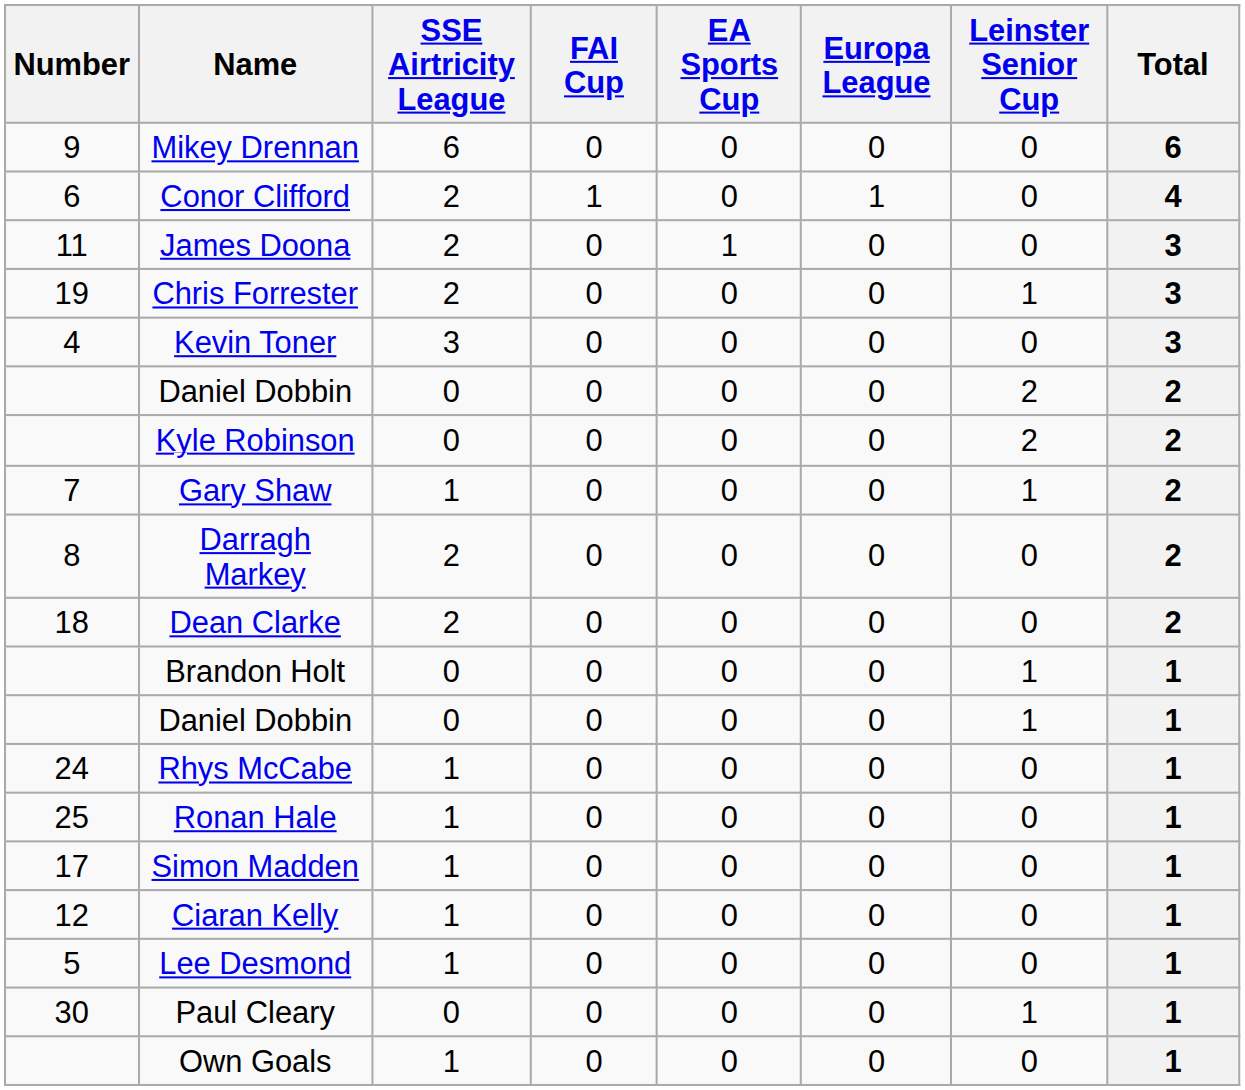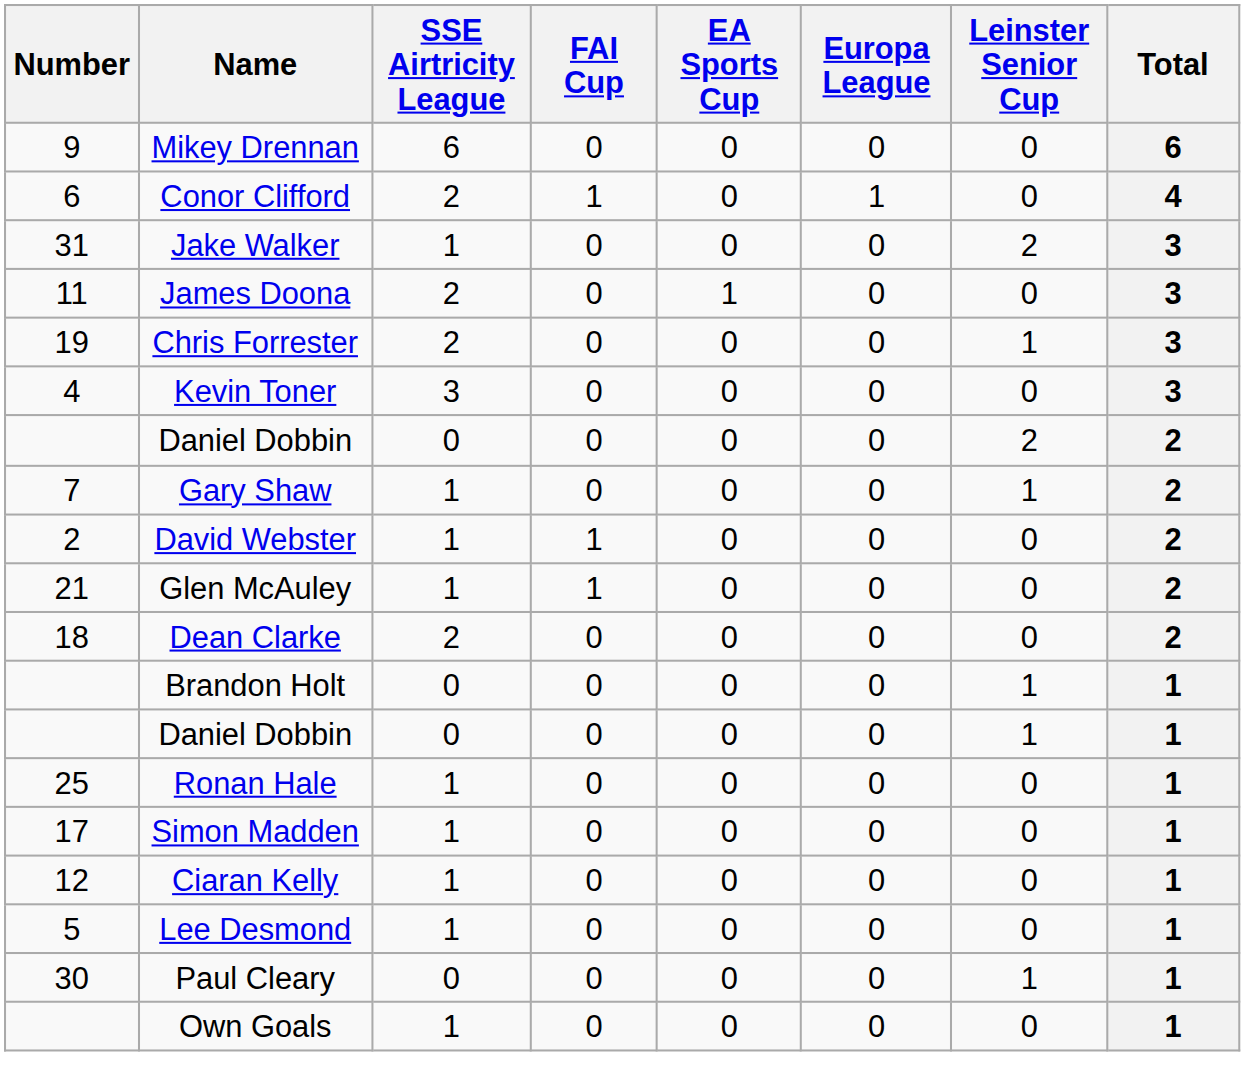+ row: (72, 245)
- row: (72, 441)
- row: (72, 556)
+ row: (72, 538)
+ row: (72, 587)
- row: (72, 768)
